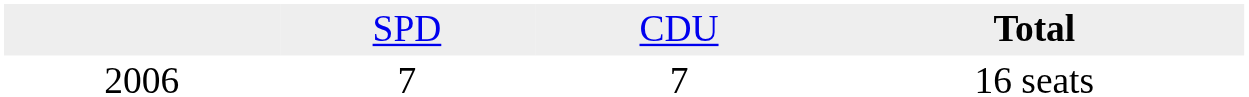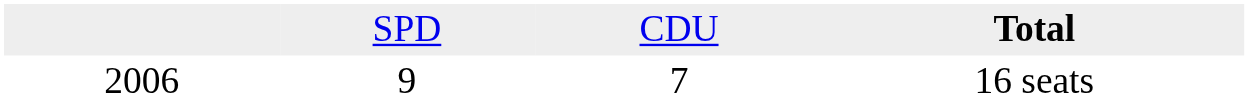(407, 80) 7 -> (407, 80) 9
